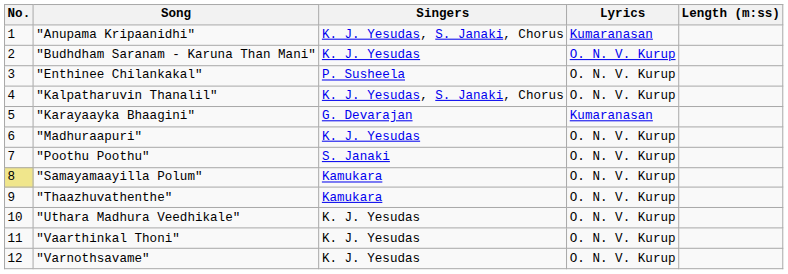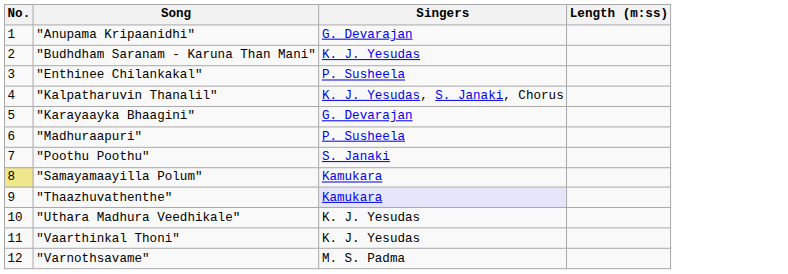- column: (623, 15)
(443, 35) K. J. Yesudas, S. Janaki, Chorus -> (367, 35) G. Devarajan
(371, 137) K. J. Yesudas -> (363, 137) P. Susheela
(352, 198) no background -> (352, 198) lavender background
(371, 259) K. J. Yesudas -> (363, 259) M. S. Padma
